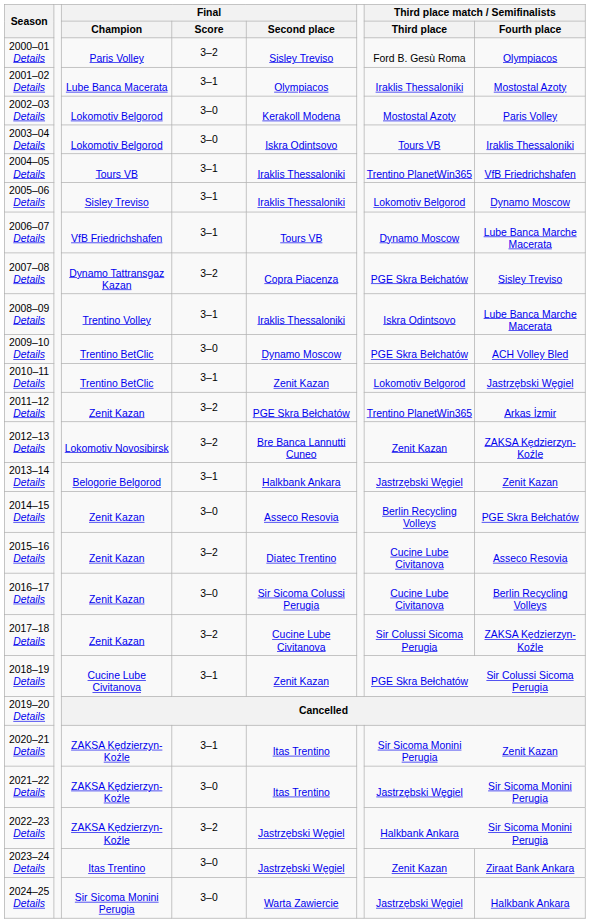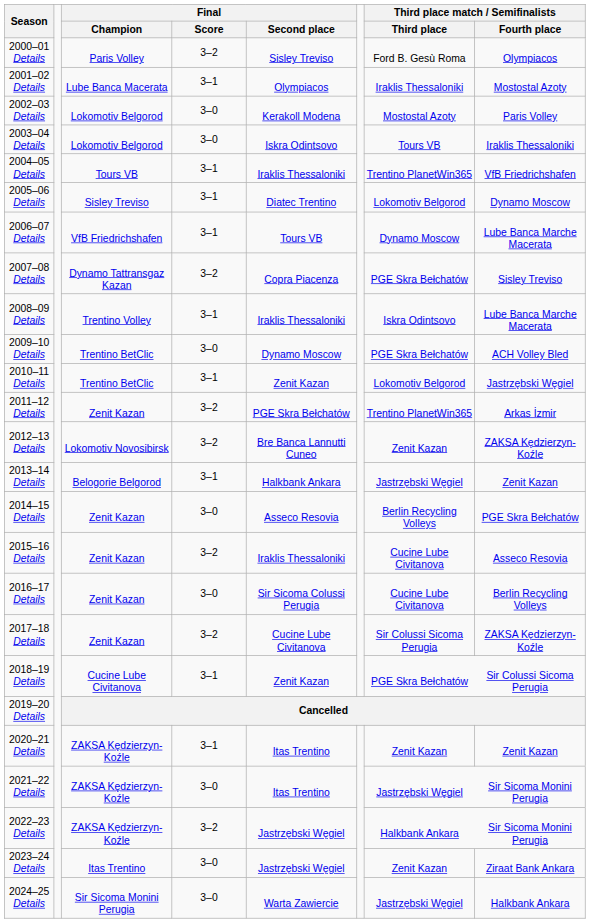(301, 202) Iraklis Thessaloniki -> (301, 202) Diatec Trentino
(301, 558) Diatec Trentino -> (301, 558) Iraklis Thessaloniki
(420, 751) Sir Sicoma Monini Perugia -> (419, 751) Zenit Kazan
